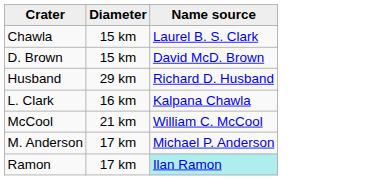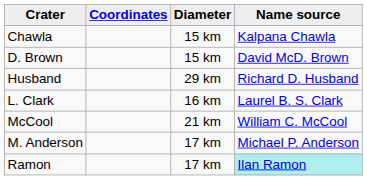+ column: (128, 15)
(206, 36) Laurel B. S. Clark -> (286, 36) Kalpana Chawla
(202, 100) Kalpana Chawla -> (290, 100) Laurel B. S. Clark
